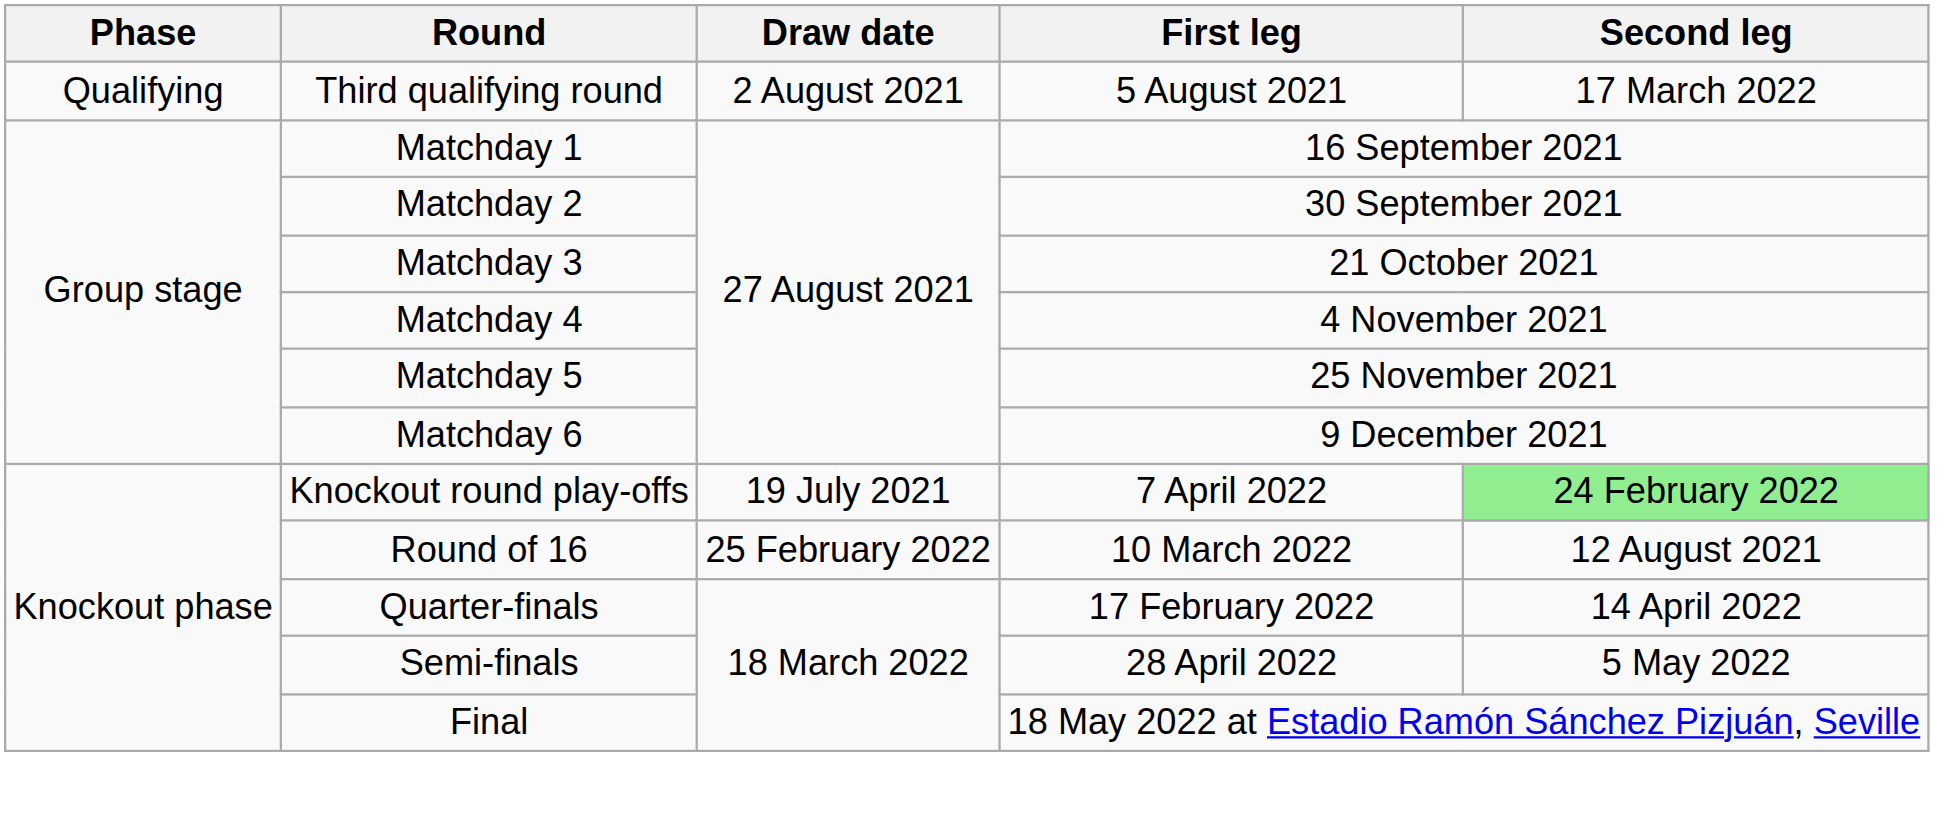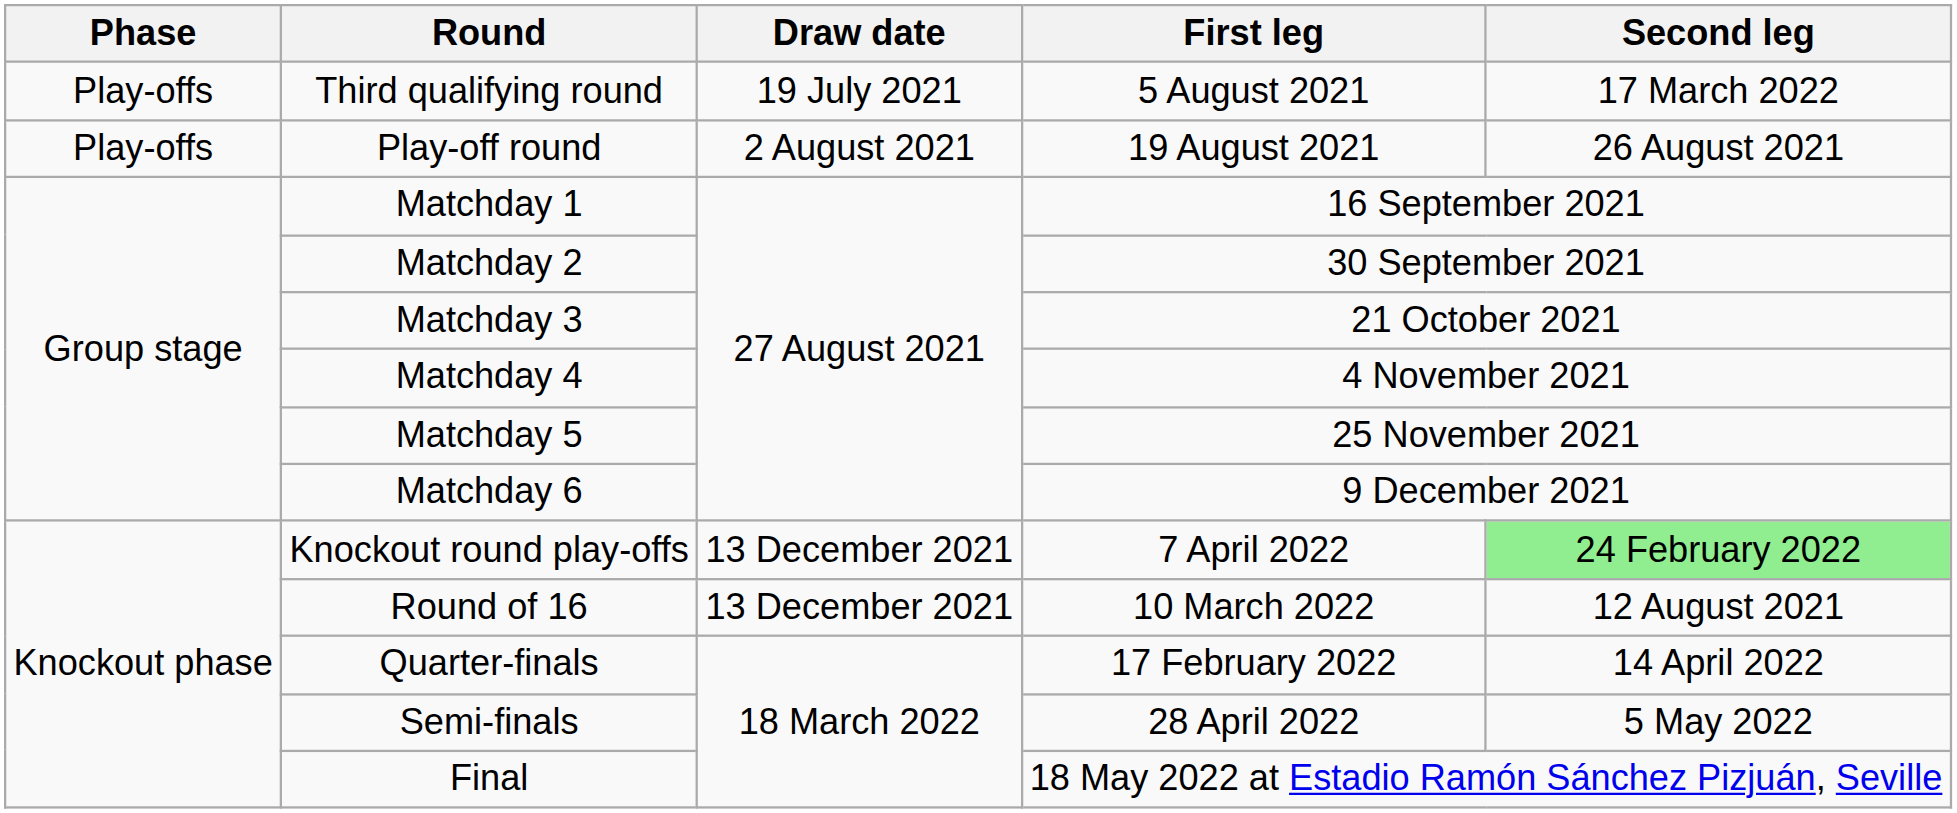(143, 90) Qualifying -> (143, 90) Play-offs
(848, 90) 2 August 2021 -> (859, 90) 19 July 2021
+ row: (489, 147)
(848, 491) 19 July 2021 -> (859, 549) 13 December 2021
(848, 549) 25 February 2022 -> (859, 606) 13 December 2021
